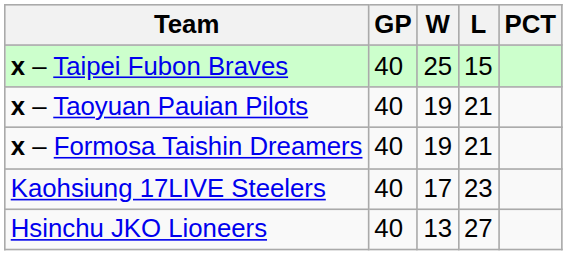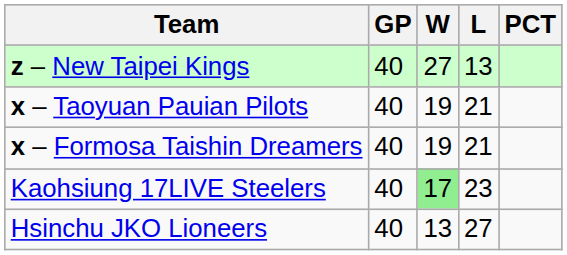+ row: (130, 65)
- row: (149, 65)
(438, 188) no background -> (438, 188) lightgreen background
